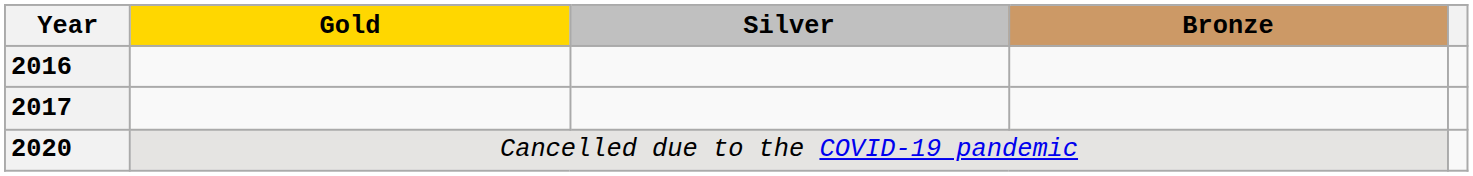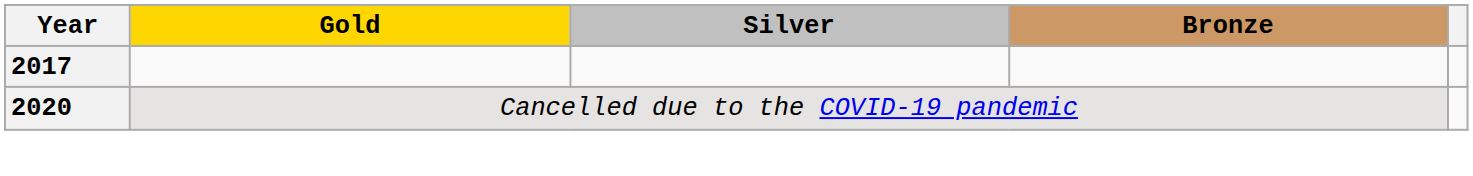- row: (41, 67)
